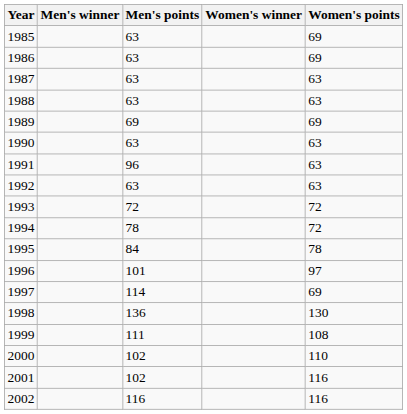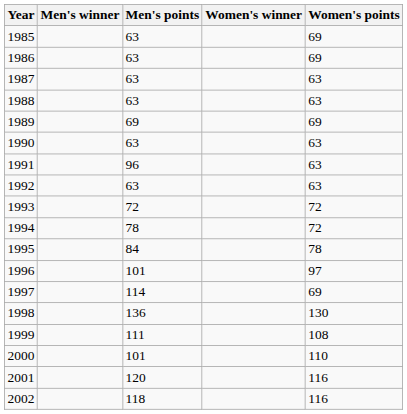(136, 356) 102 -> (136, 356) 101
(136, 377) 102 -> (136, 377) 120
(135, 398) 116 -> (135, 398) 118
